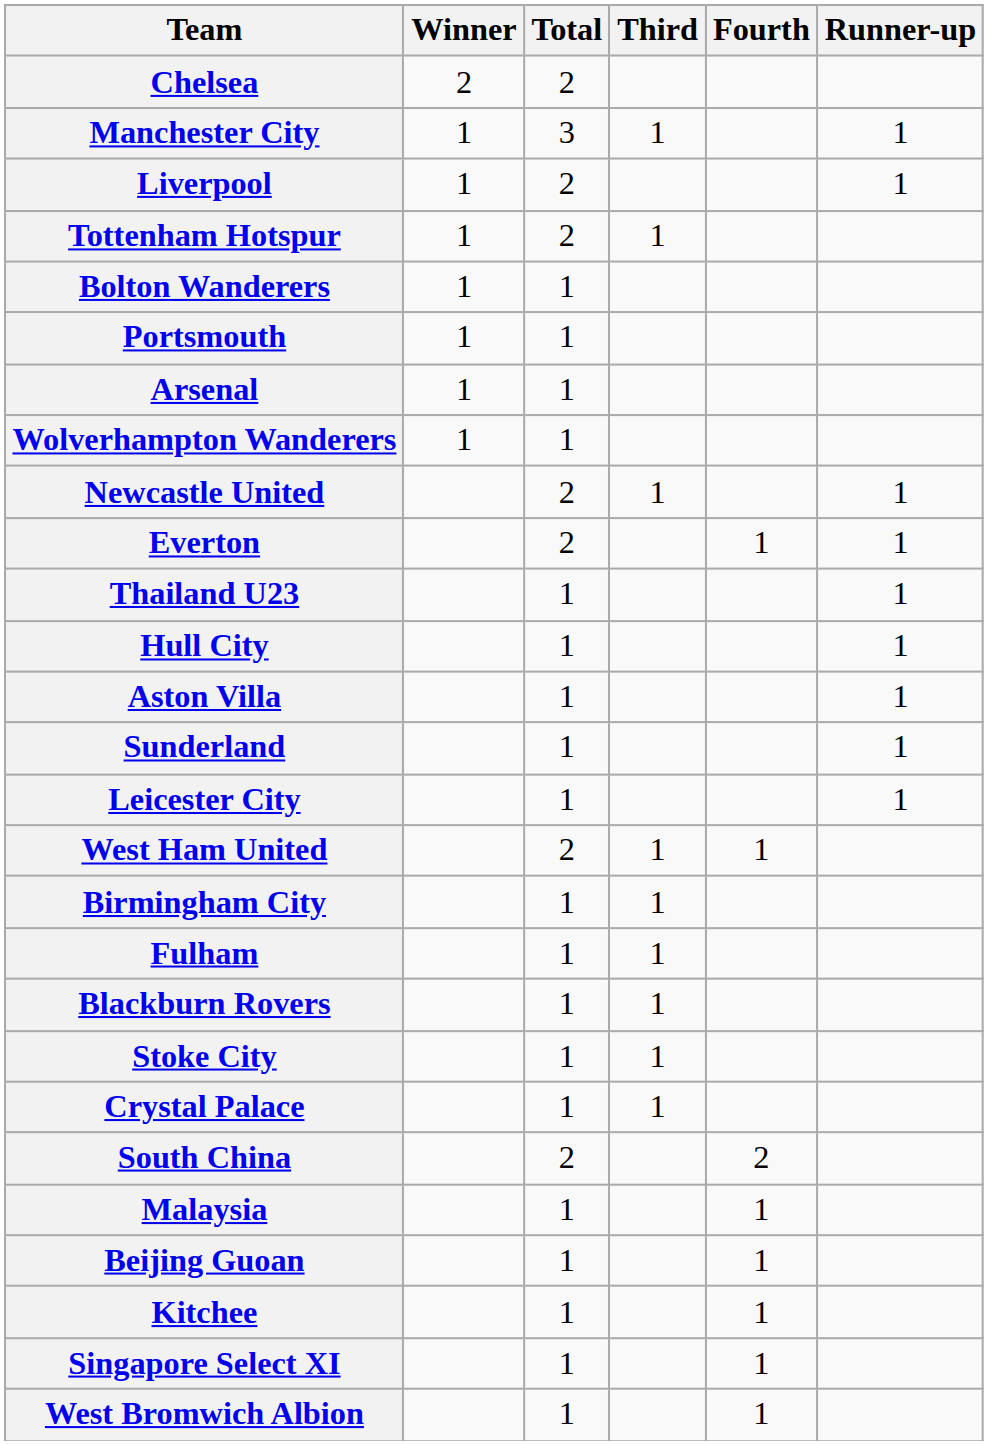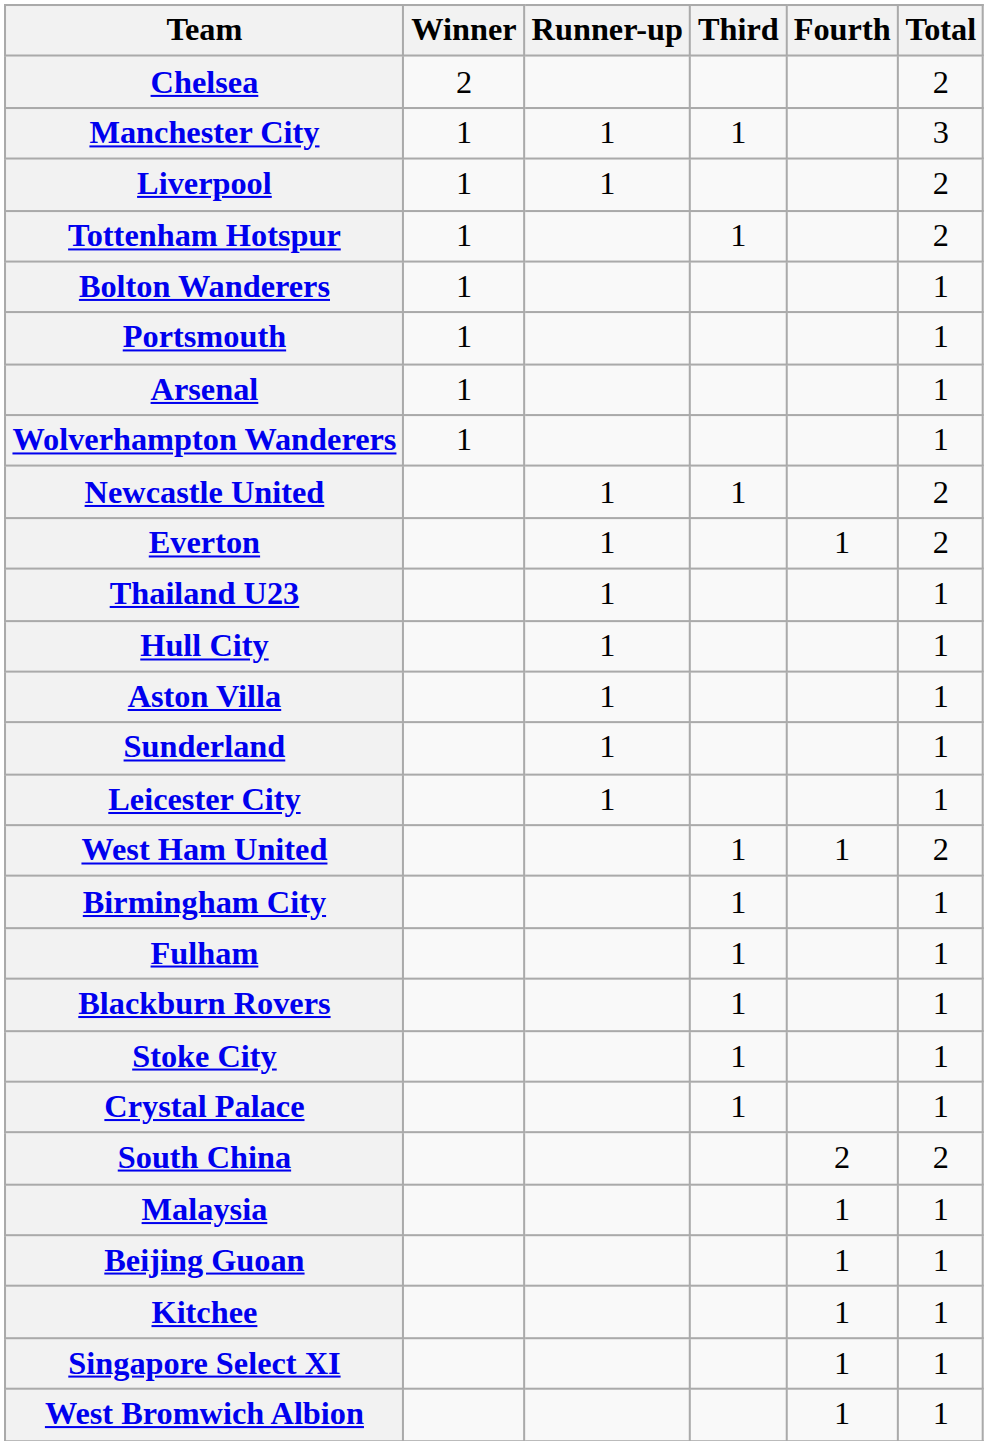columns swapped: (900, 30) <-> (567, 30)
